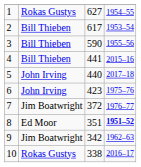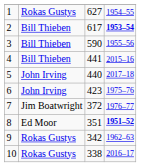(120, 28) normal -> (120, 28) bold
(52, 138) Jim Boatwright -> (49, 138) Rokas Gustys
